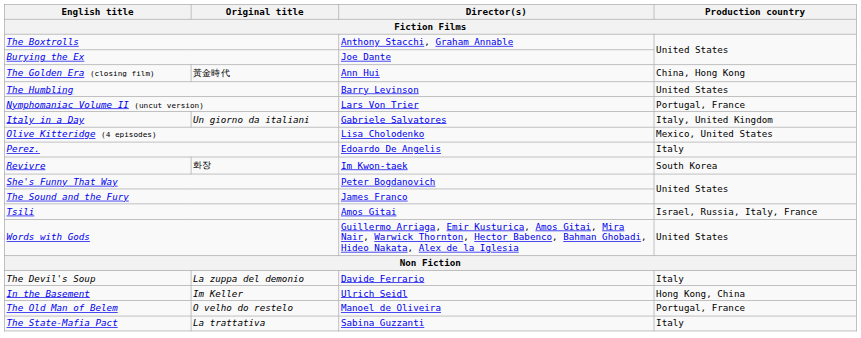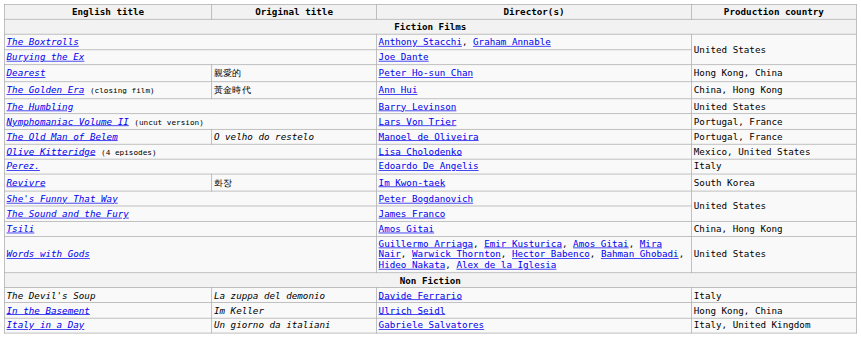+ row: (26, 73)
rows swapped: (62, 308) <-> (45, 119)
(737, 212) Israel, Russia, Italy, France -> (738, 229) China, Hong Kong
- row: (62, 323)
